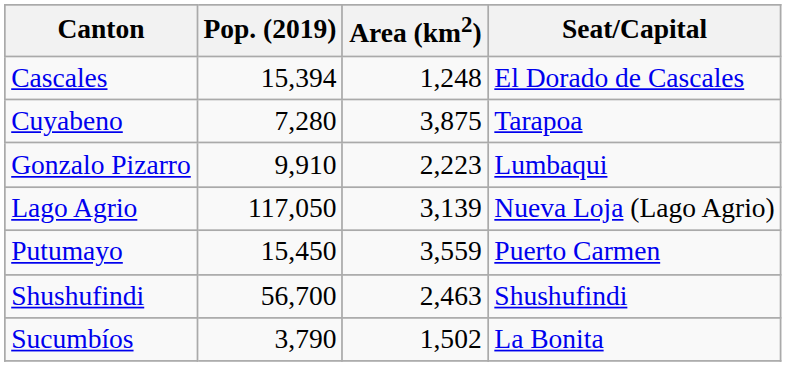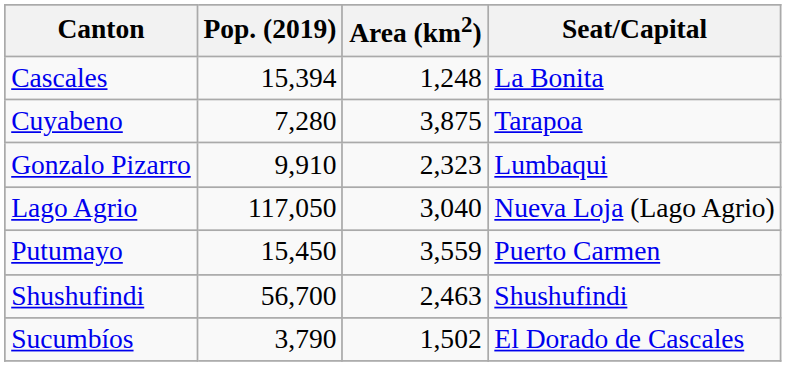(619, 77) El Dorado de Cascales -> (549, 77) La Bonita
(451, 164) 2,223 -> (451, 164) 2,323
(451, 208) 3,139 -> (451, 208) 3,040
(549, 339) La Bonita -> (619, 339) El Dorado de Cascales
